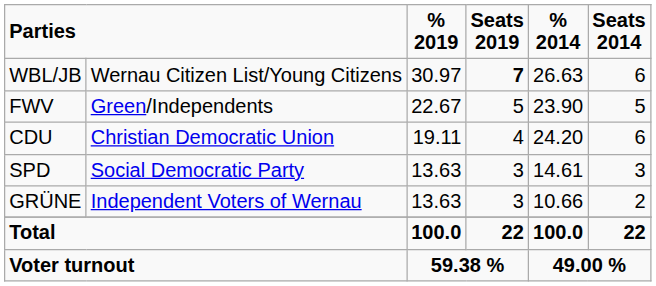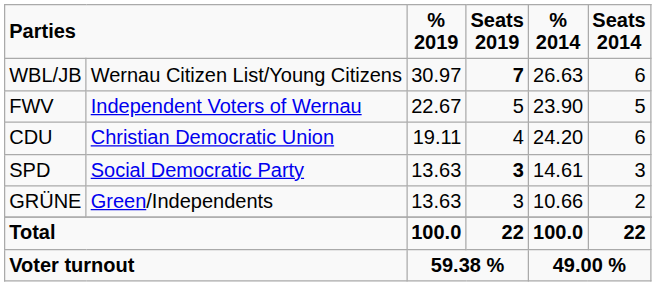(182, 106) Green/Independents -> (226, 106) Independent Voters of Wernau
(518, 169) normal -> (518, 169) bold
(226, 201) Independent Voters of Wernau -> (182, 201) Green/Independents
